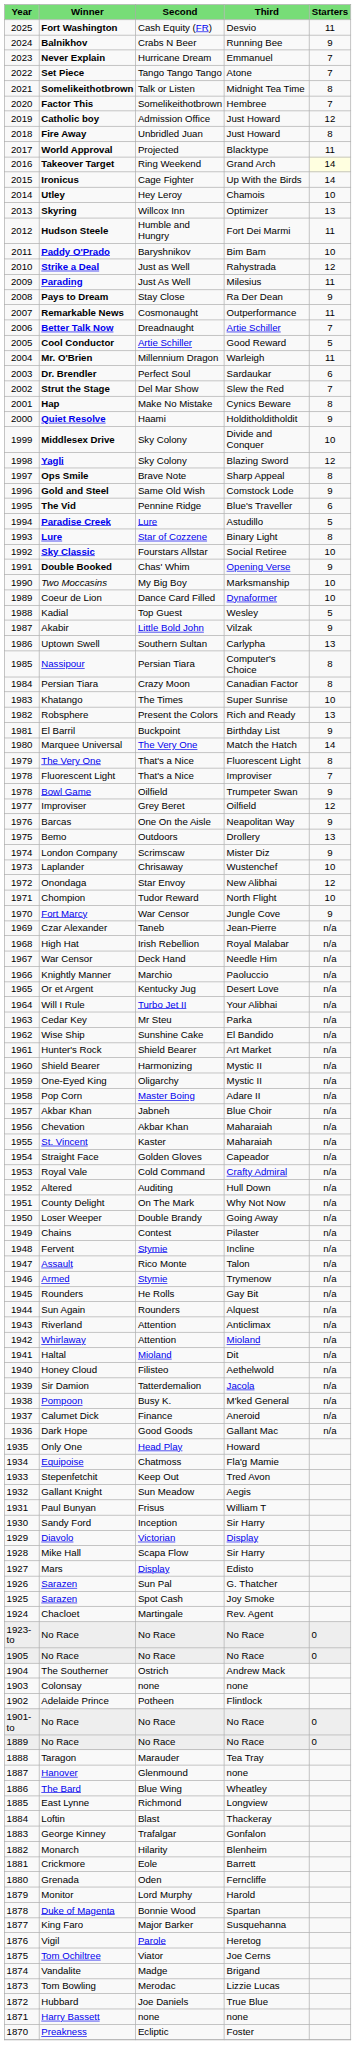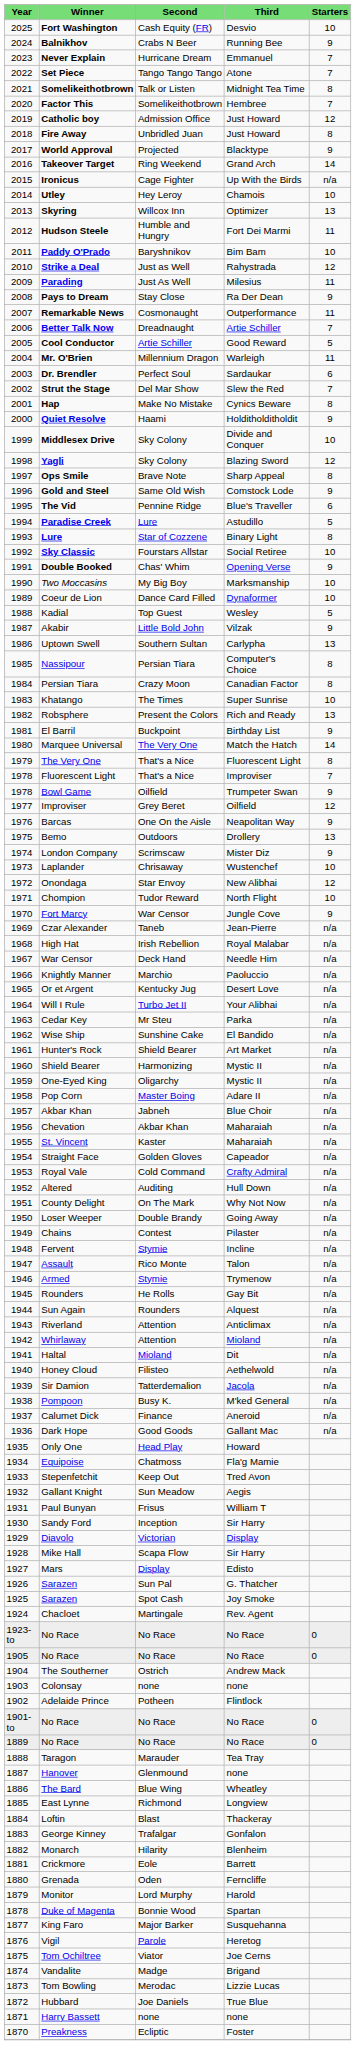(330, 28) 11 -> (330, 28) 10
(330, 150) 11 -> (330, 150) 9
(330, 165) lightyellow background -> (330, 165) no background
(330, 180) 14 -> (330, 180) n/a
